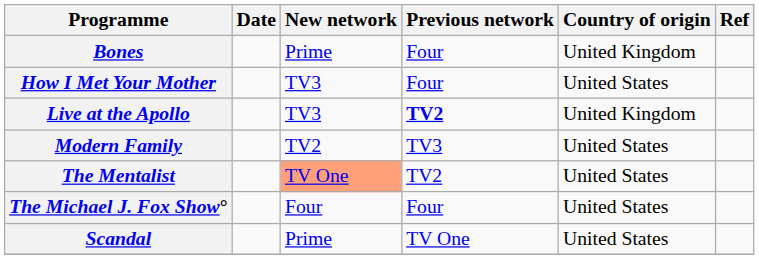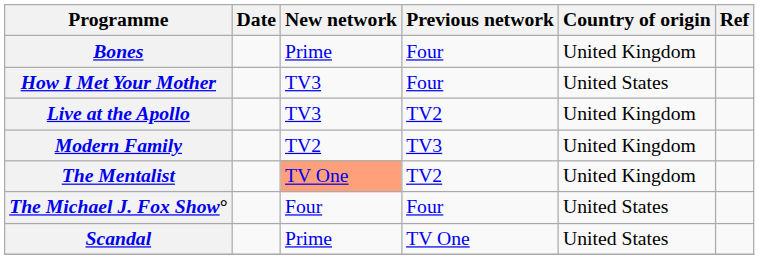(425, 113) bold -> (424, 113) normal
(616, 144) United States -> (629, 144) United Kingdom
(616, 176) United States -> (629, 176) United Kingdom
